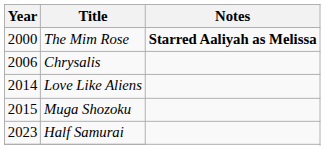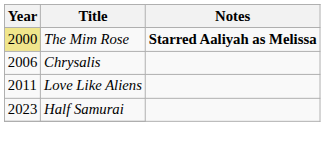(23, 39) no background -> (23, 39) khaki background
(23, 86) 2014 -> (22, 86) 2011
- row: (88, 109)
